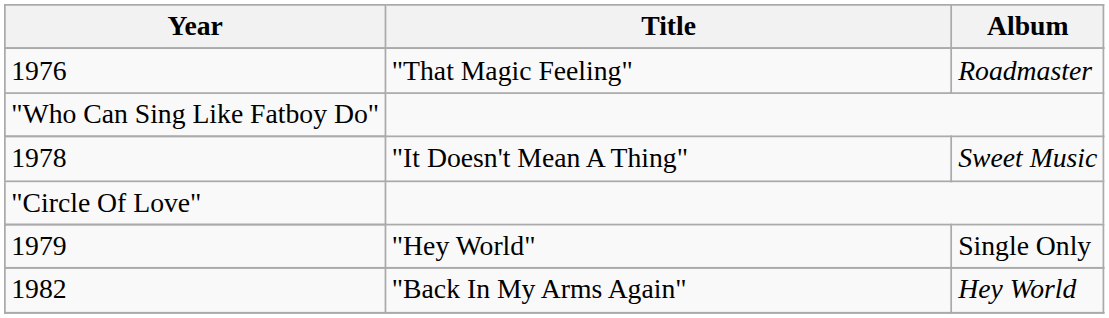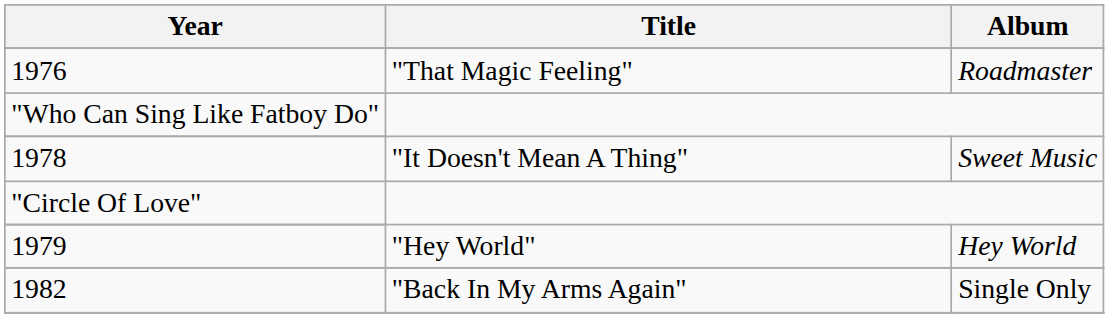(1025, 245) Single Only -> (1017, 245) Hey World
(1017, 289) Hey World -> (1025, 289) Single Only
